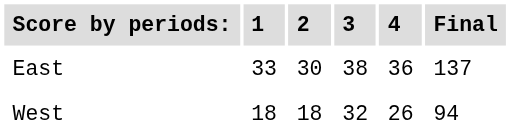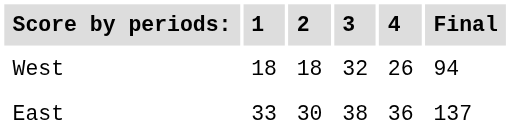rows swapped: (38, 69) <-> (38, 114)
